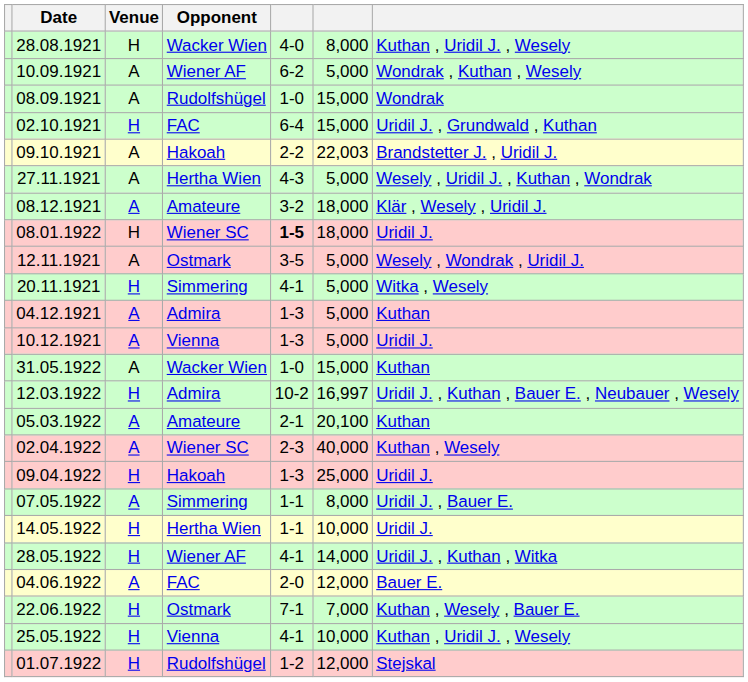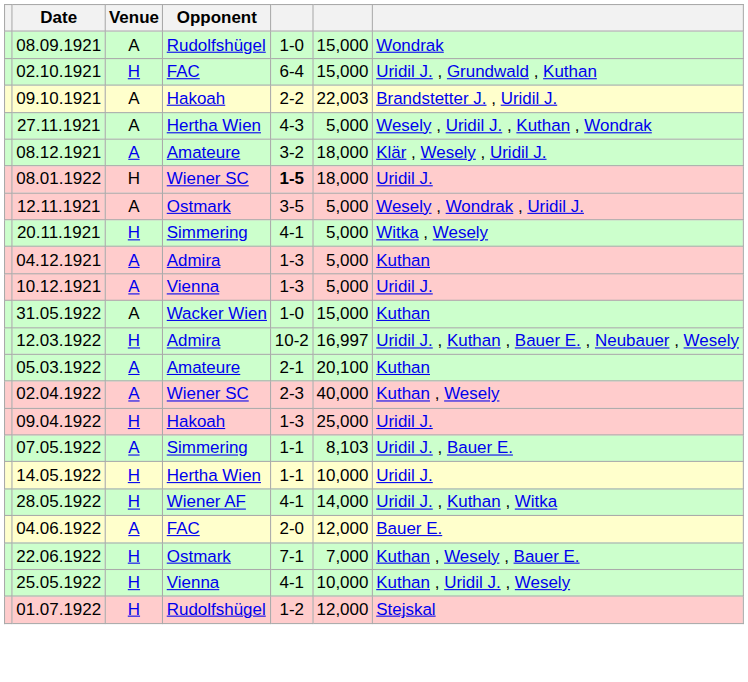- row: (59, 44)
- row: (59, 71)
(347, 502) 8,000 -> (347, 448) 8,103
